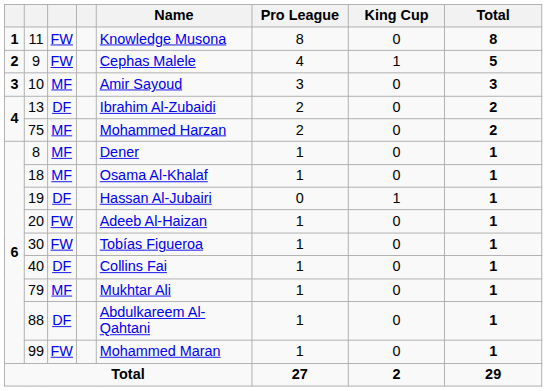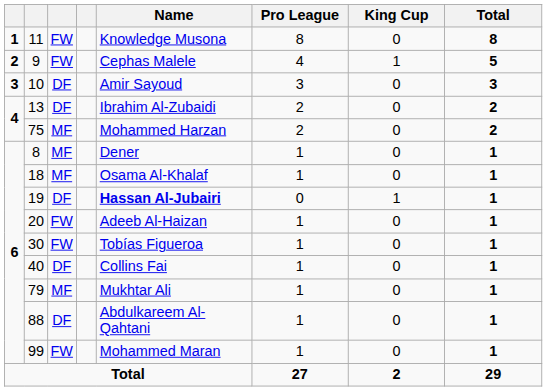(62, 84) MF -> (62, 84) DF
(156, 198) normal -> (160, 198) bold
